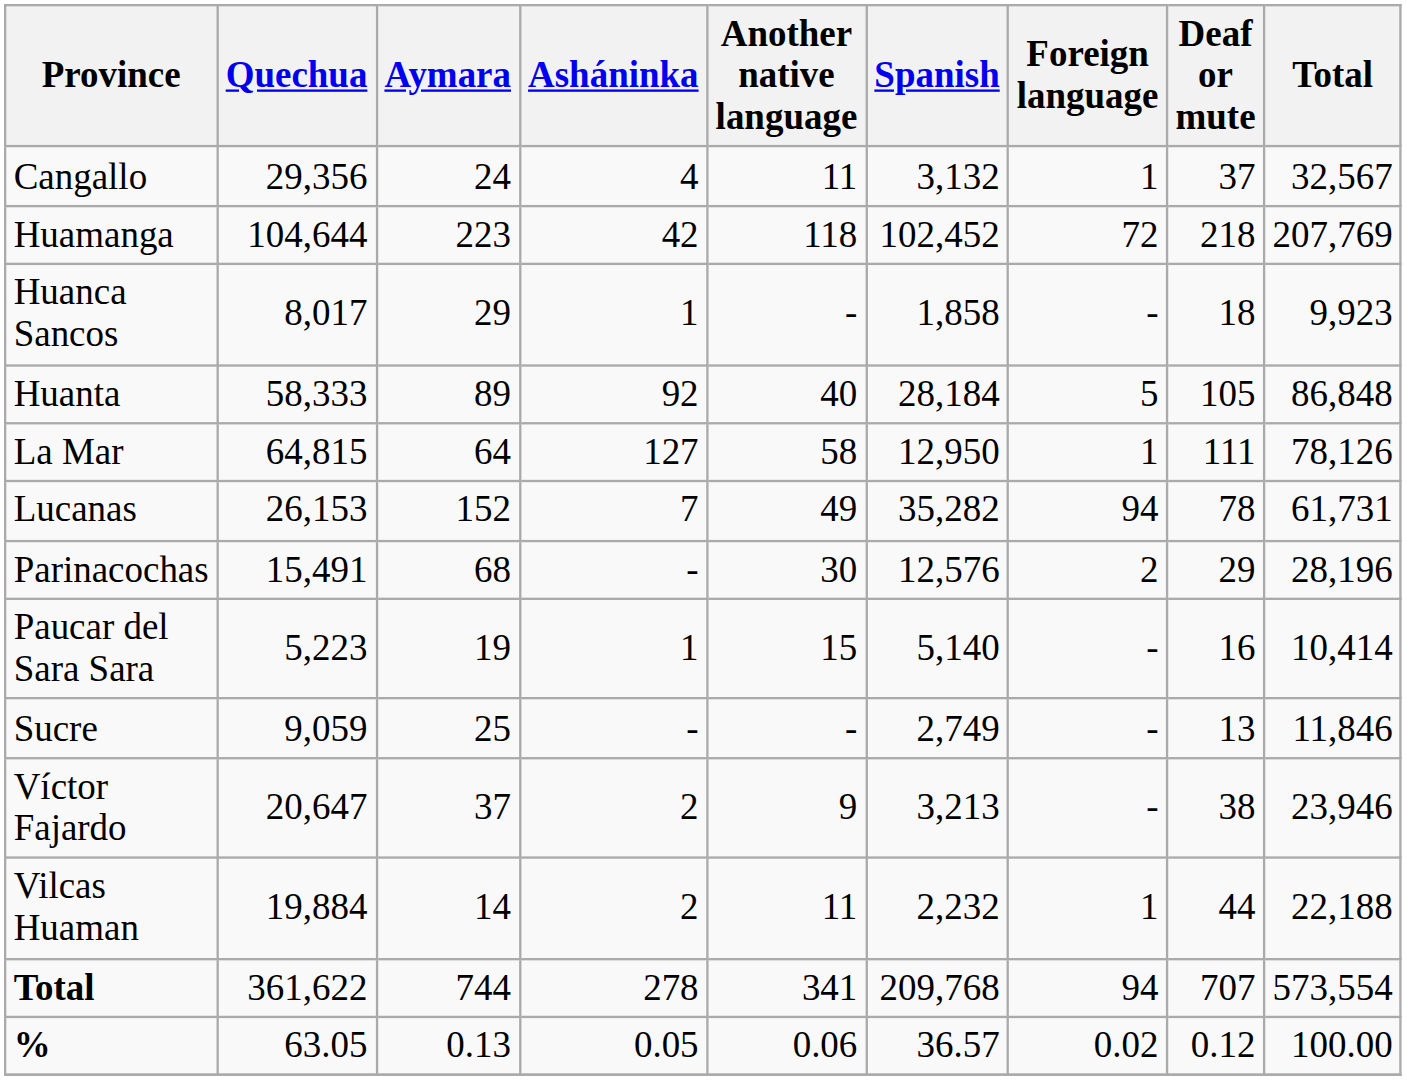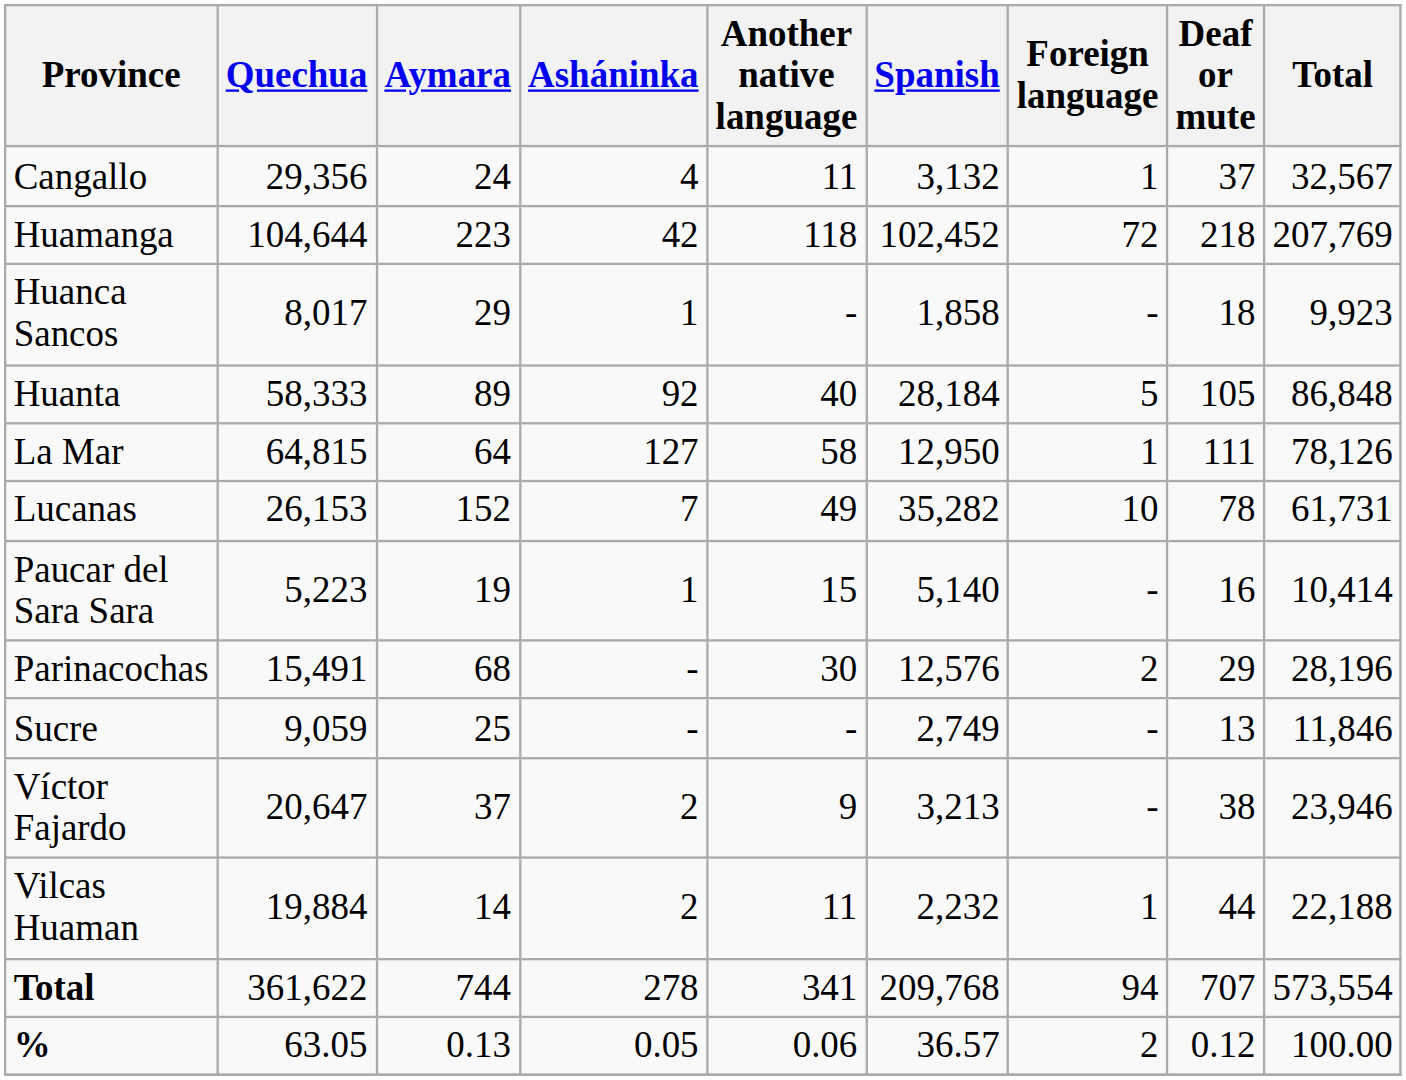(1140, 510) 94 -> (1140, 510) 10
rows swapped: (111, 568) <-> (91, 648)
(1126, 1045) 0.02 -> (1149, 1045) 2
